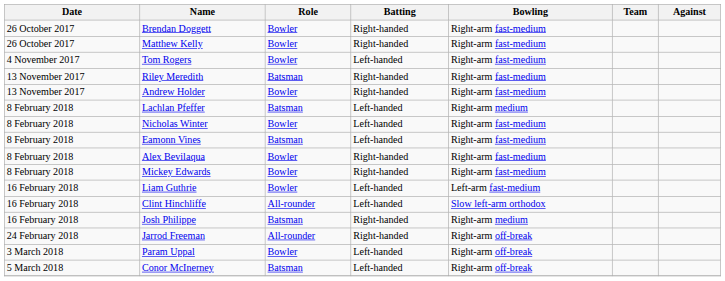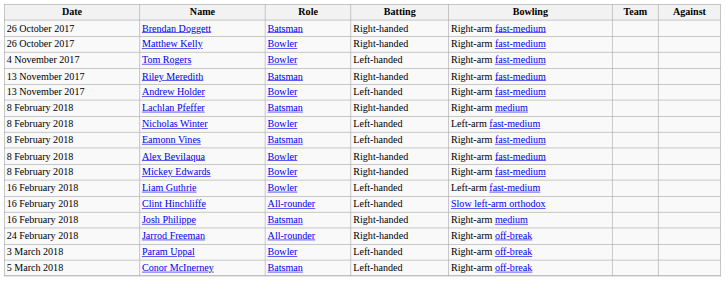(282, 28) Bowler -> (285, 28) Batsman
(381, 92) Right-handed -> (378, 92) Left-handed
(378, 108) Left-handed -> (381, 108) Right-handed
(498, 124) Right-arm fast-medium -> (496, 124) Left-arm fast-medium
